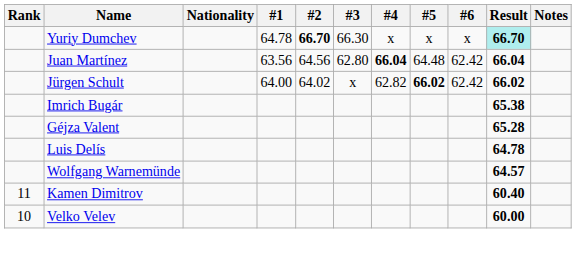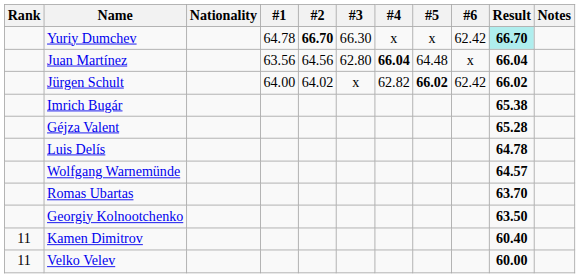(467, 37) x -> (470, 37) 62.42
(467, 60) 62.42 -> (470, 60) x
+ row: (90, 194)
+ row: (115, 216)
(24, 216) 10 -> (24, 261) 11
